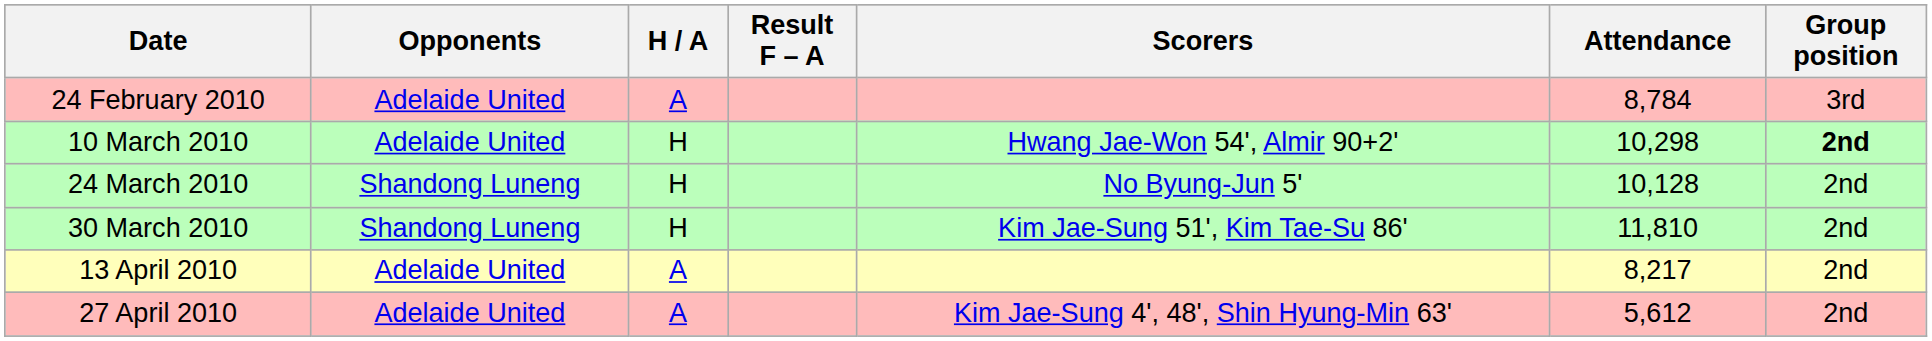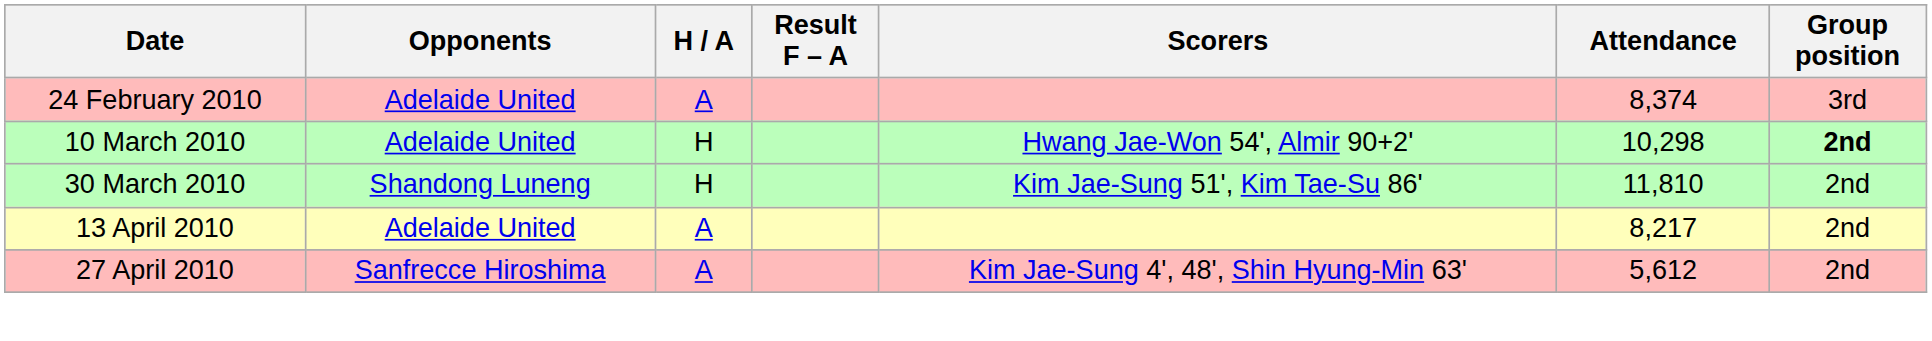(1658, 99) 8,784 -> (1663, 99) 8,374
- row: (158, 185)
(470, 313) Adelaide United -> (480, 270) Sanfrecce Hiroshima
